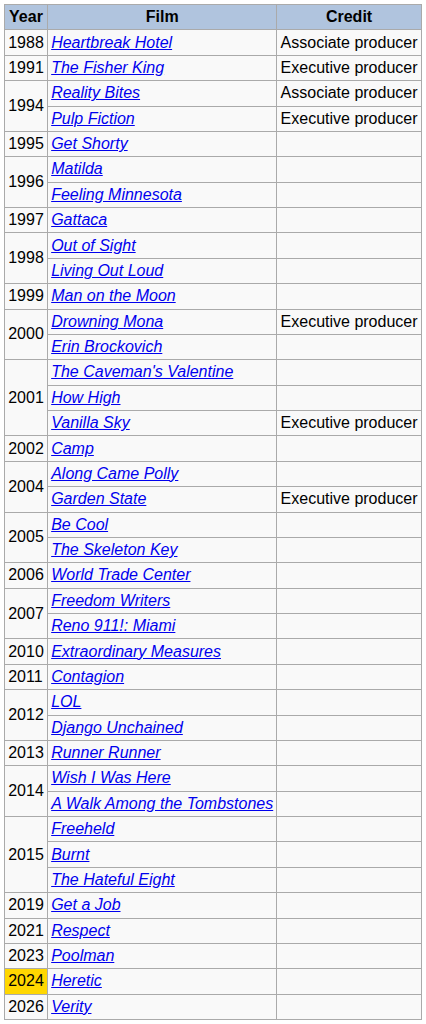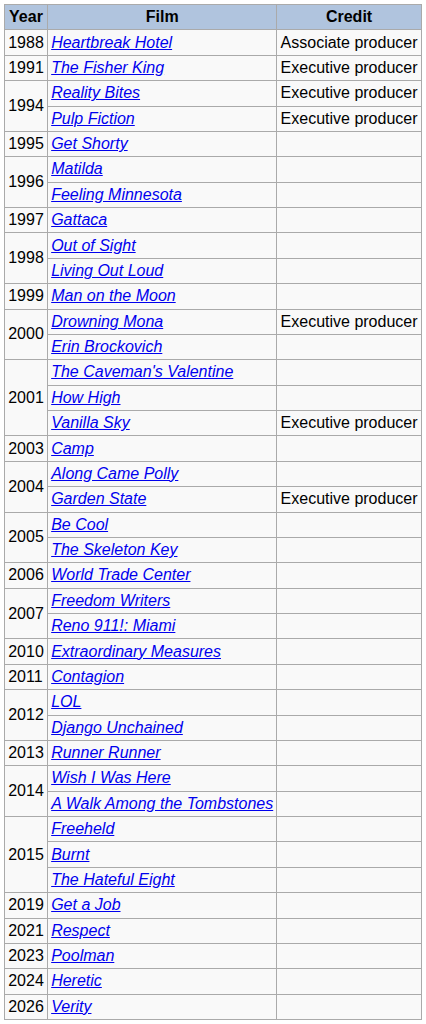(349, 93) Associate producer -> (349, 93) Executive producer
(26, 448) 2002 -> (26, 448) 2003
(26, 981) gold background -> (26, 981) no background
